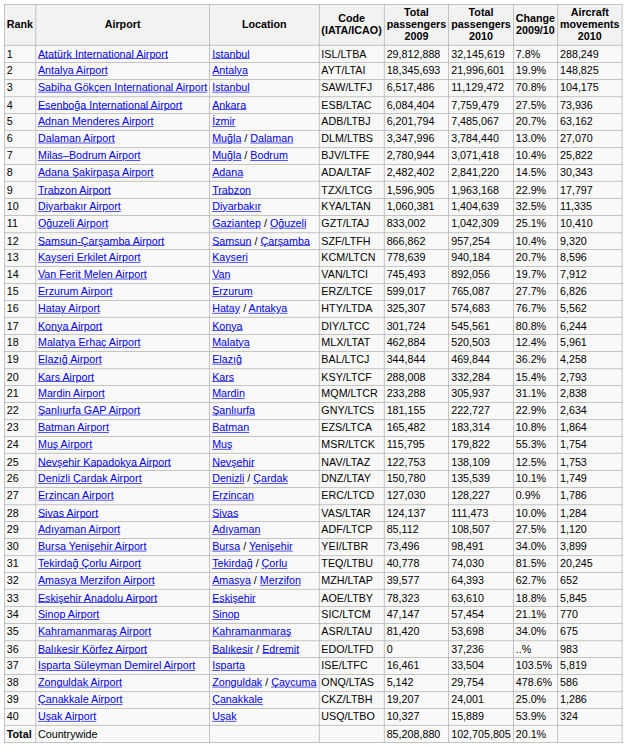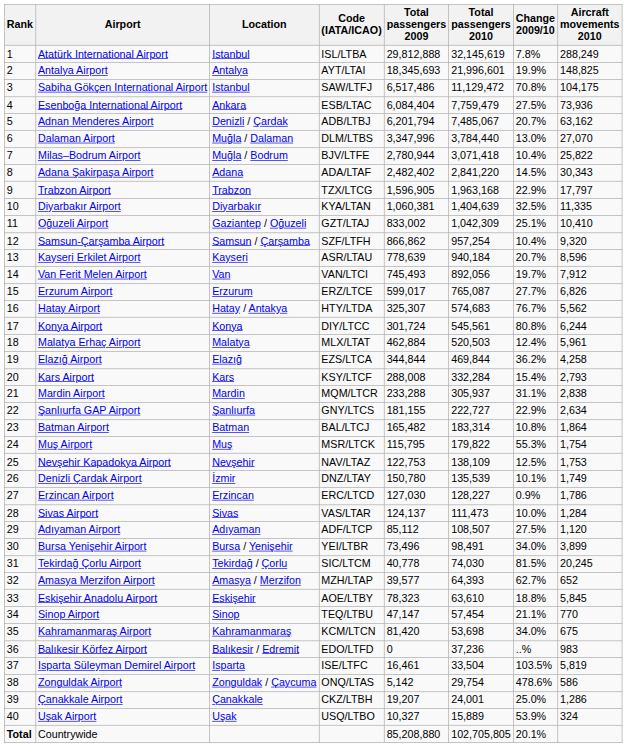(224, 122) İzmir -> (250, 122) Denizli / Çardak
(348, 258) KCM/LTCN -> (347, 258) ASR/LTAU
(345, 360) BAL/LTCJ -> (347, 360) EZS/LTCA
(347, 428) EZS/LTCA -> (345, 428) BAL/LTCJ
(250, 479) Denizli / Çardak -> (224, 479) İzmir
(347, 564) TEQ/LTBU -> (346, 564) SIC/LTCM
(346, 615) SIC/LTCM -> (347, 615) TEQ/LTBU
(347, 632) ASR/LTAU -> (348, 632) KCM/LTCN
